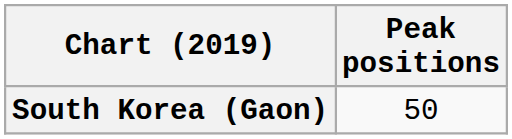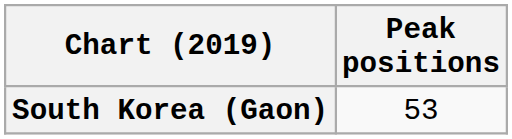(421, 110) 50 -> (421, 110) 53
